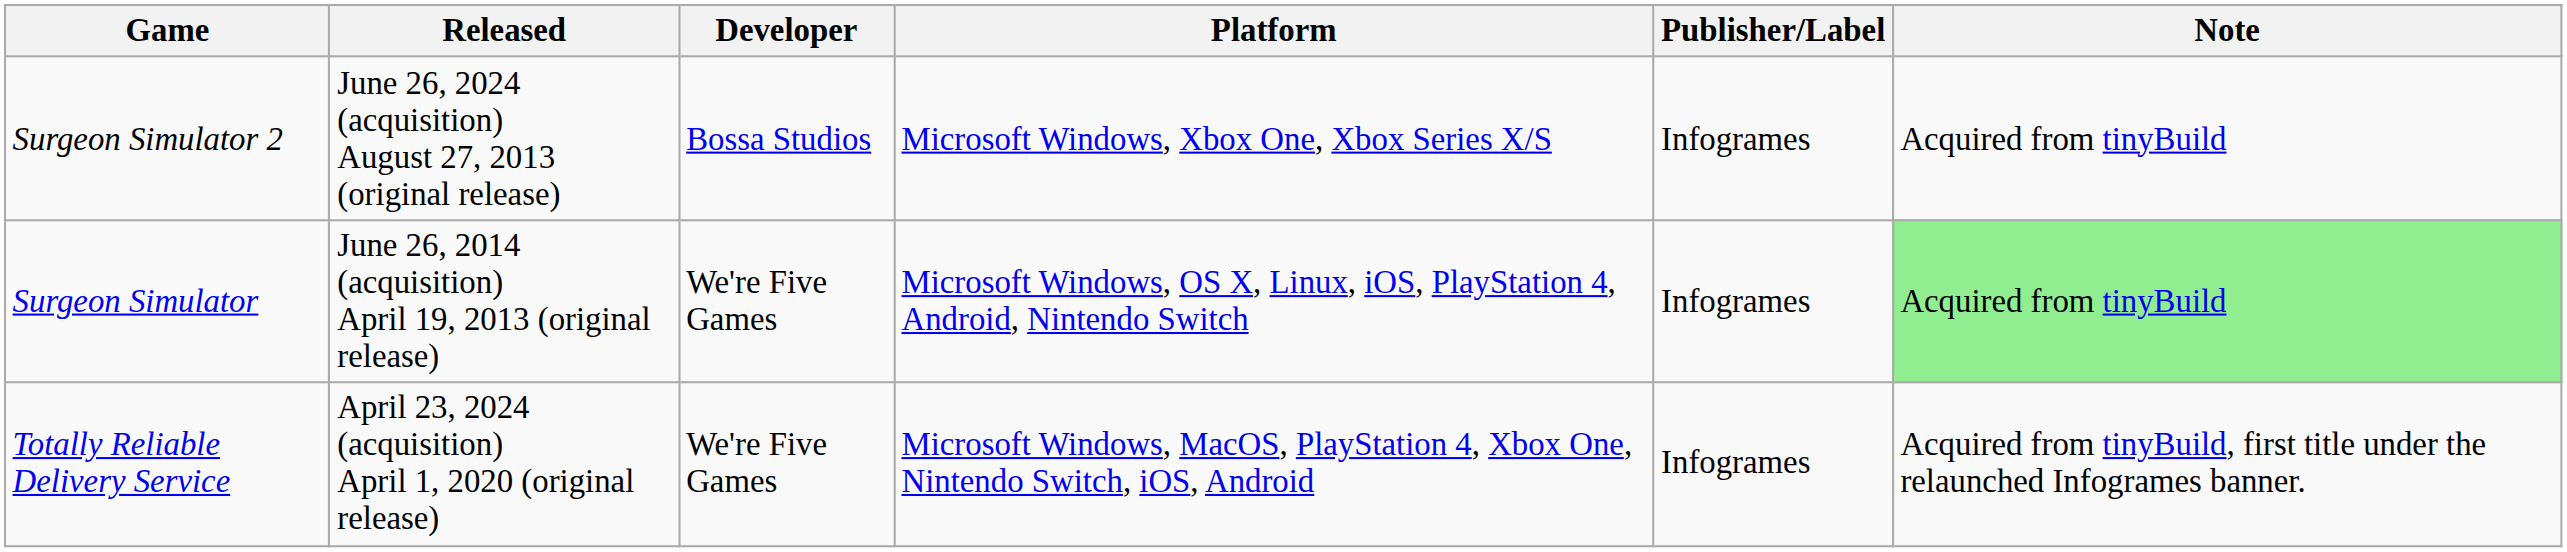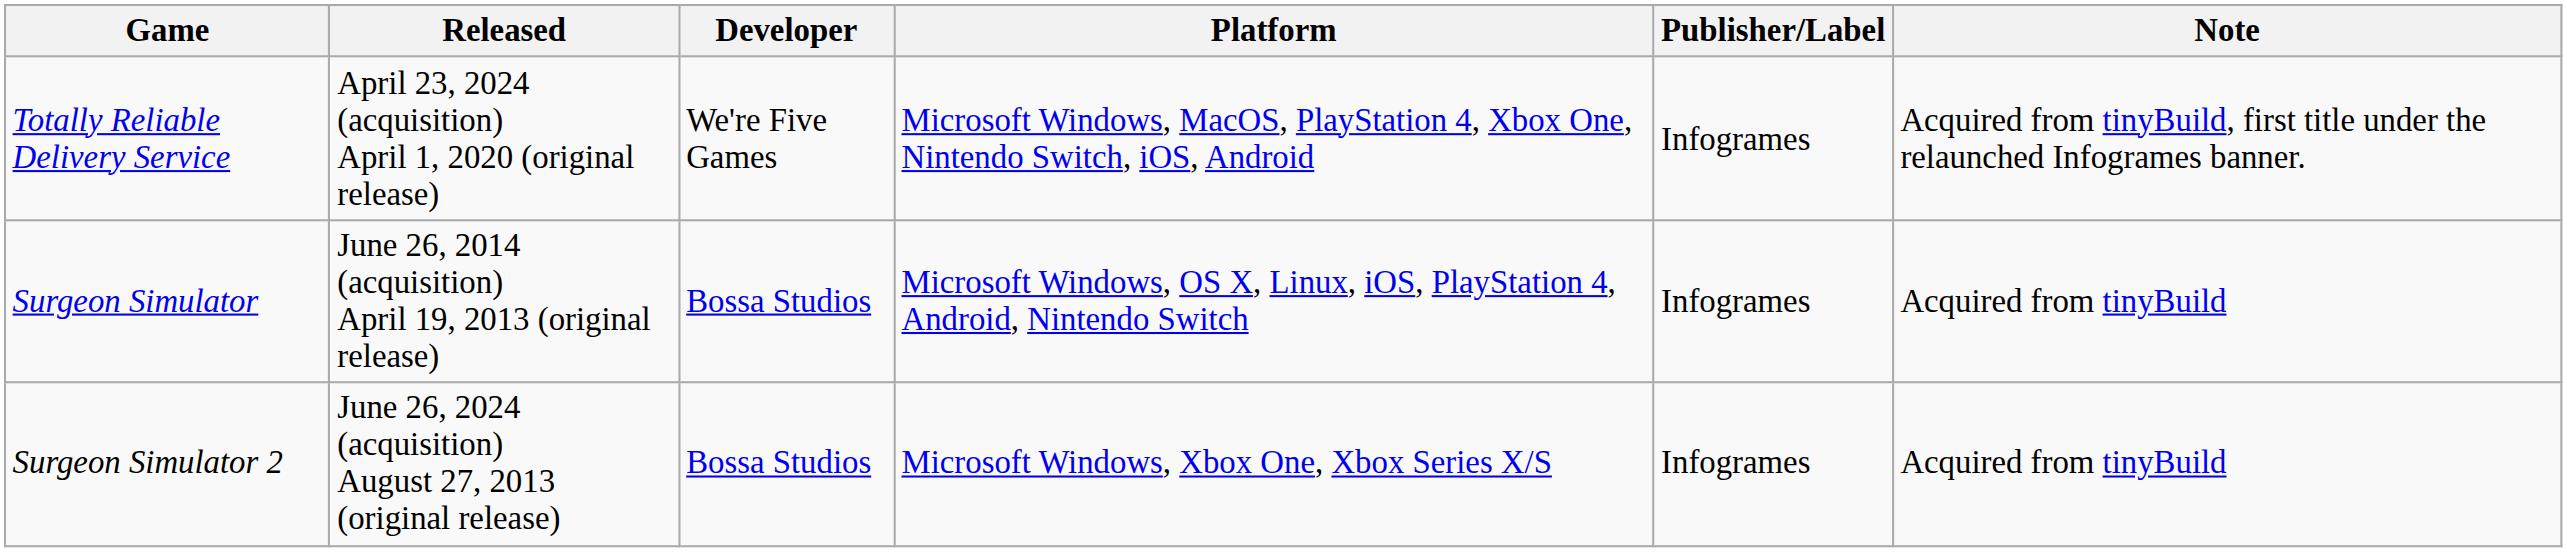rows swapped: (121, 463) <-> (148, 137)
(757, 300) We're Five Games -> (779, 300) Bossa Studios
(2063, 300) lightgreen background -> (2063, 300) no background
